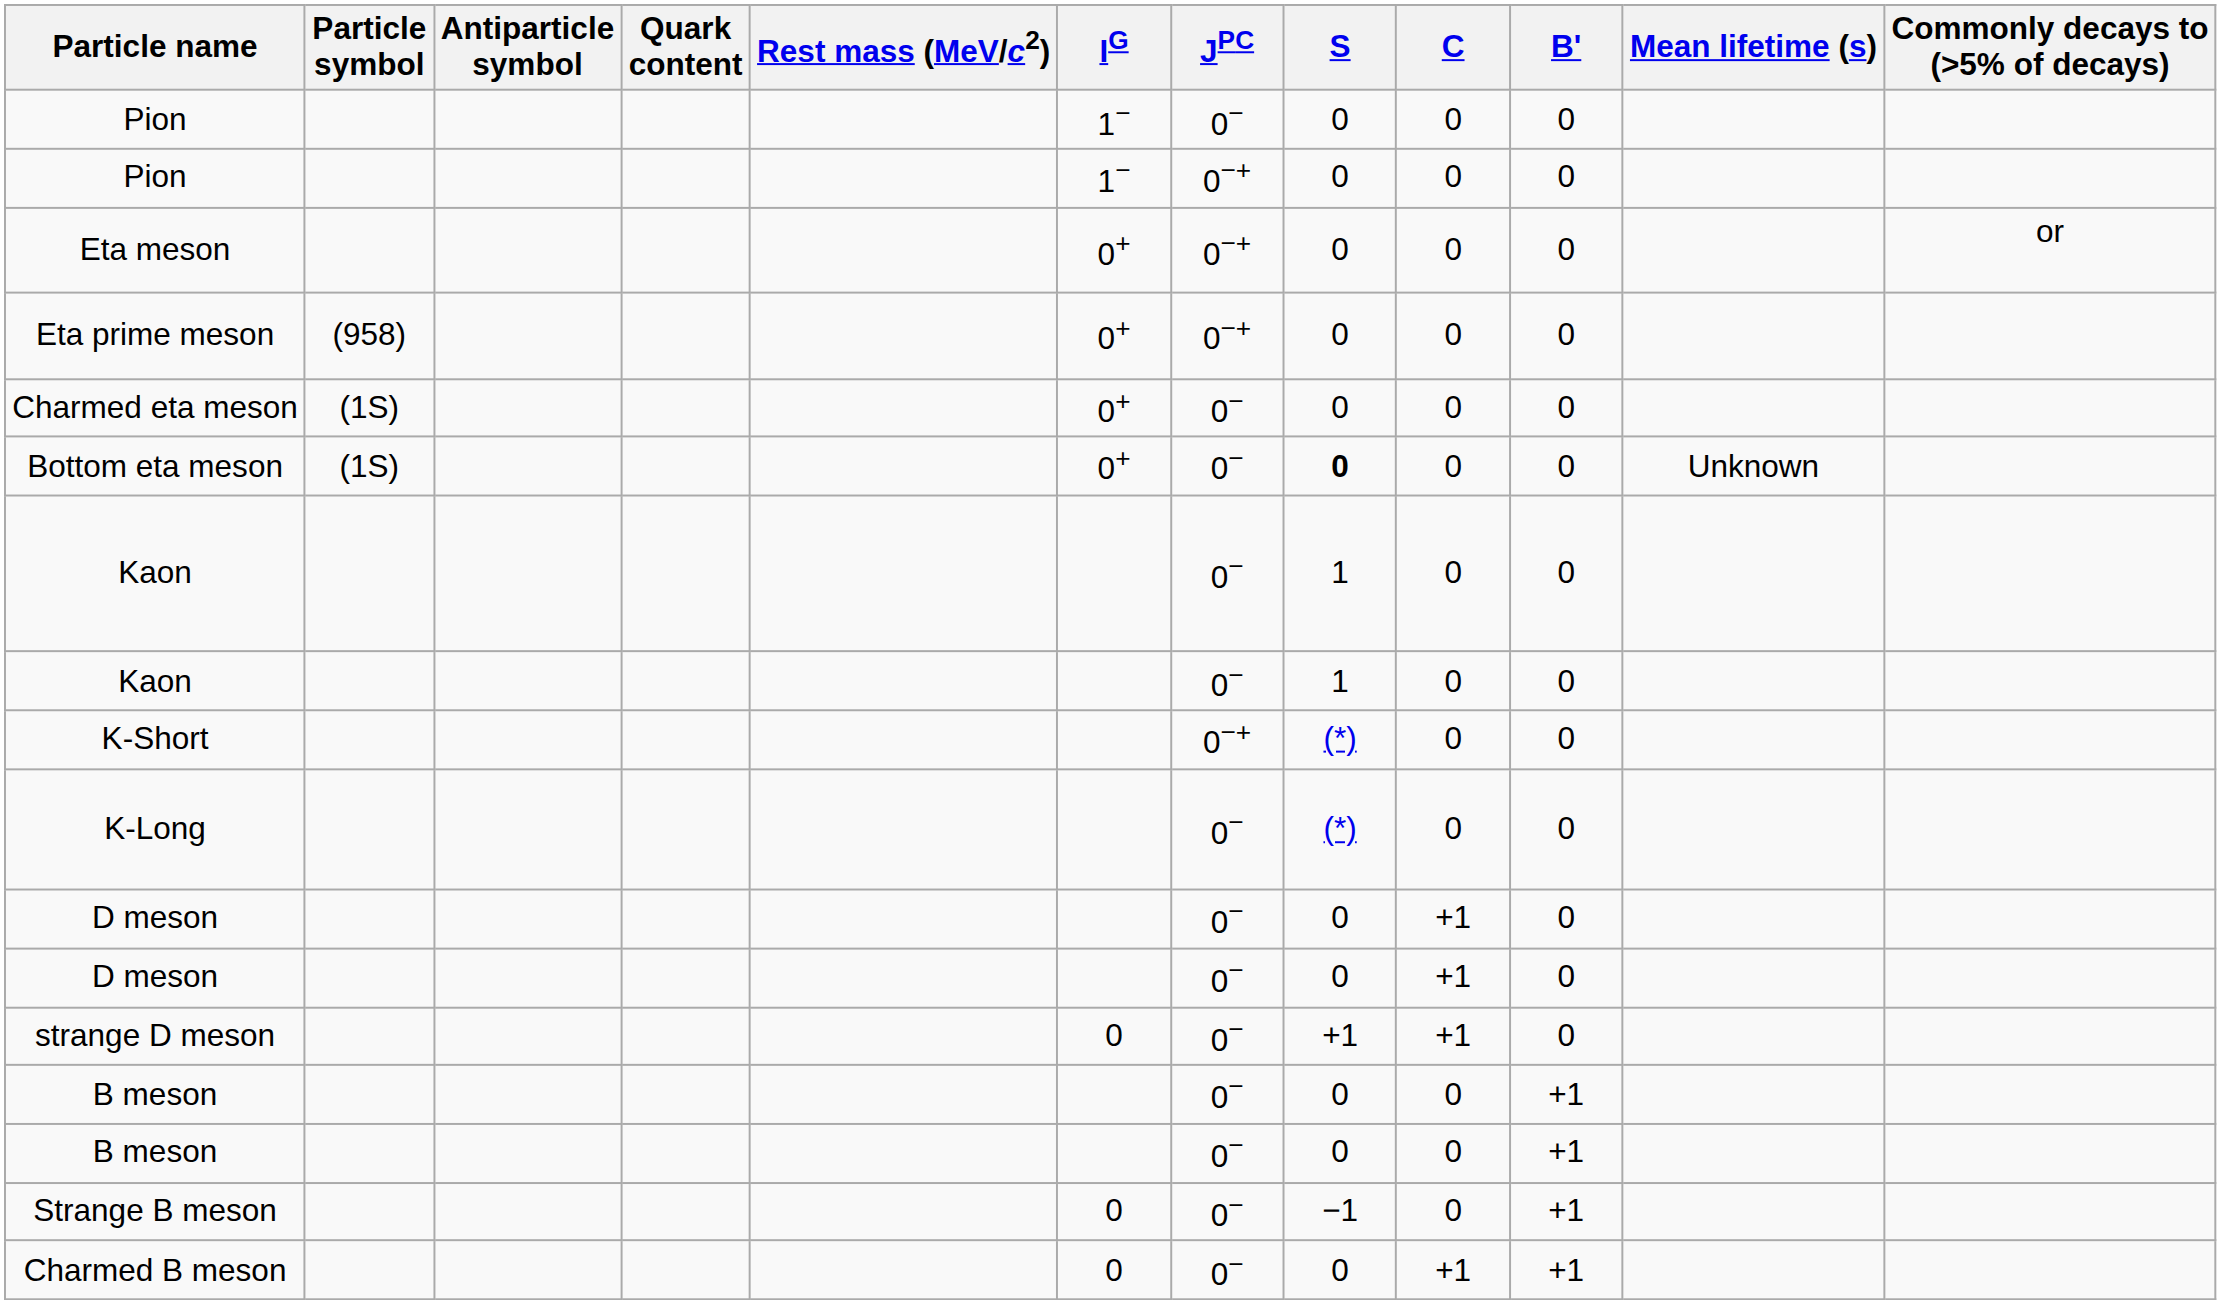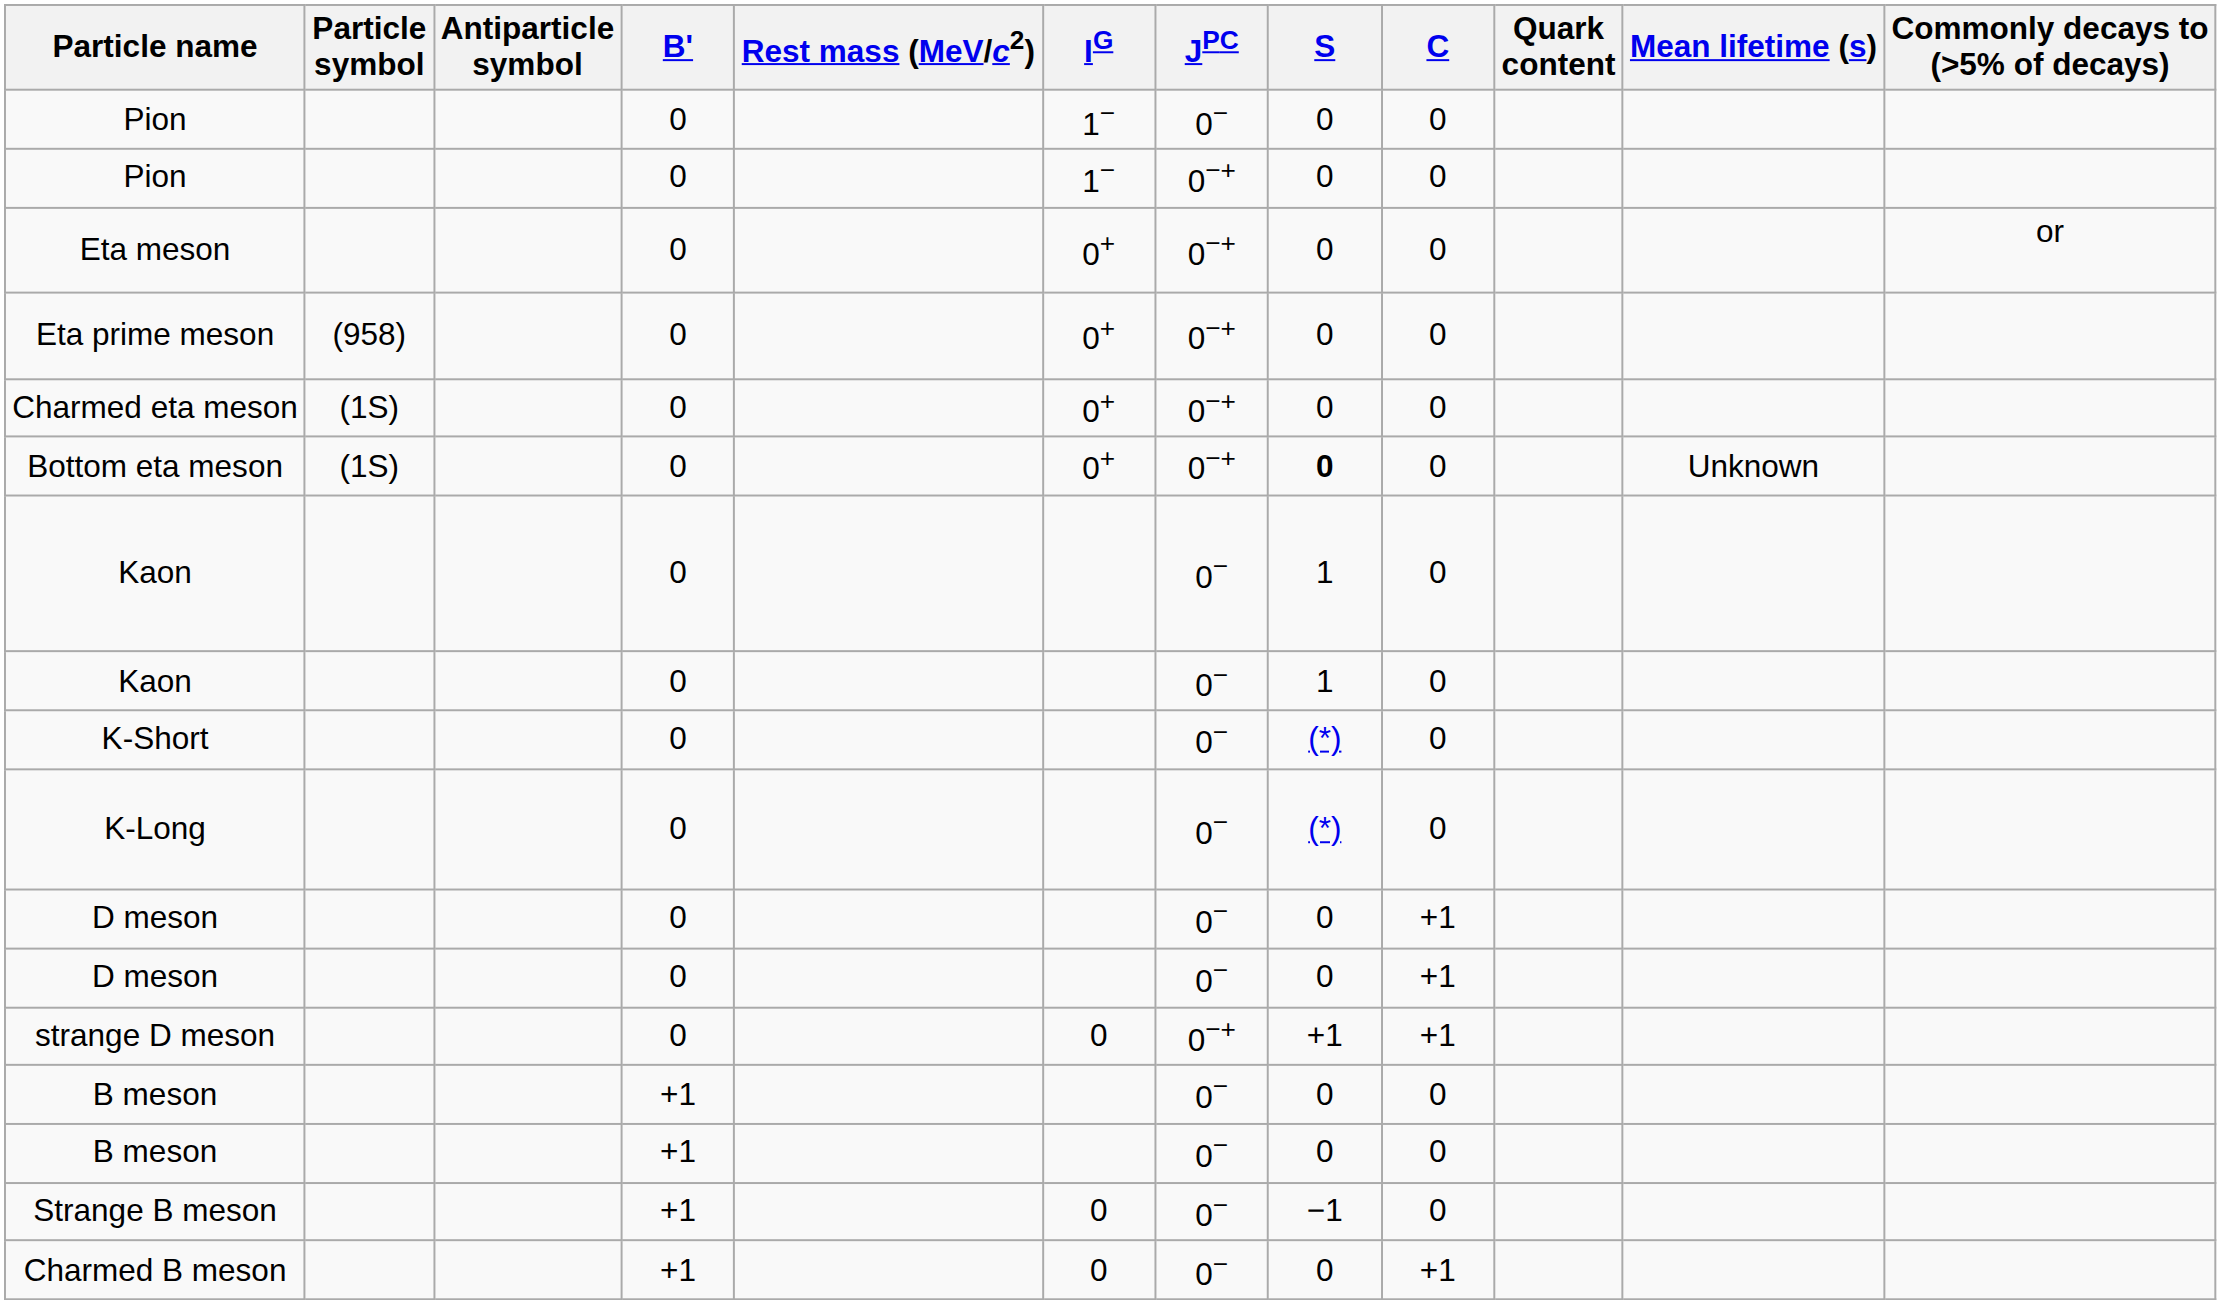columns swapped: (686, 47) <-> (1566, 47)
(1227, 407) 0− -> (1212, 407) 0−+
(1227, 465) 0− -> (1212, 465) 0−+
(1227, 739) 0−+ -> (1212, 739) 0−
(1227, 1035) 0− -> (1212, 1035) 0−+
